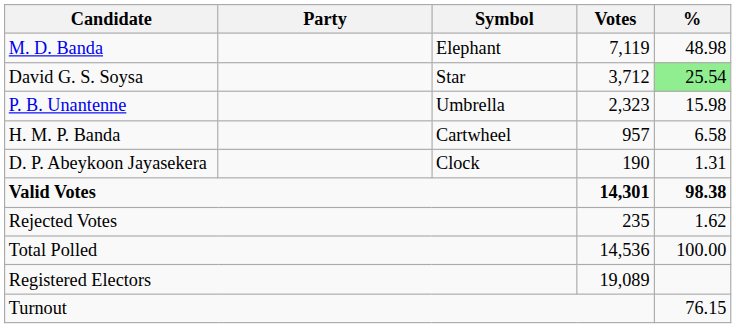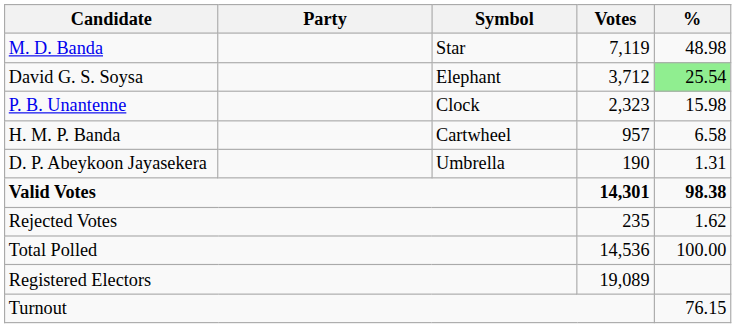(468, 47) Elephant -> (451, 47) Star
(451, 76) Star -> (468, 76) Elephant
(470, 105) Umbrella -> (458, 105) Clock
(458, 163) Clock -> (470, 163) Umbrella
